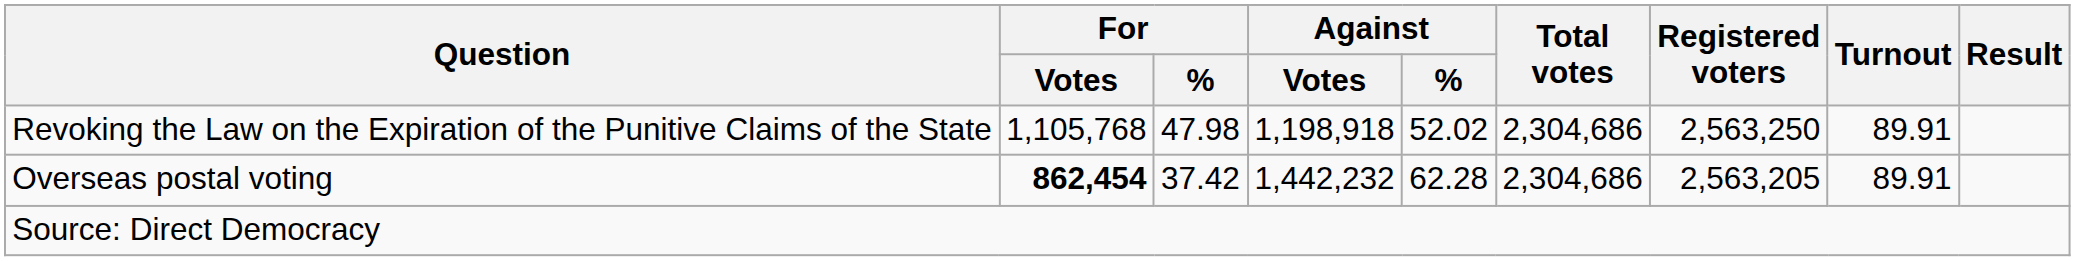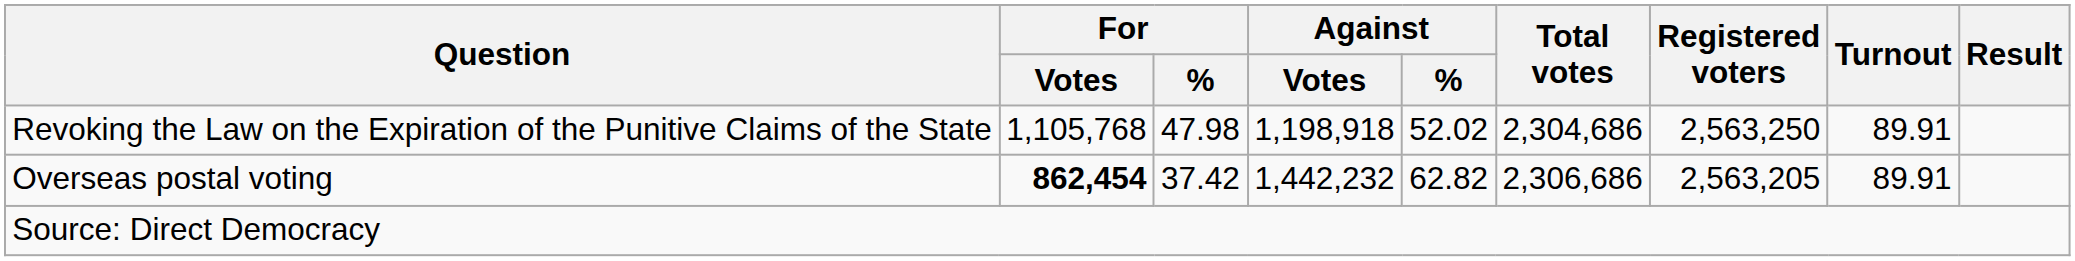(1449, 179) 62.28 -> (1449, 179) 62.82
(1573, 179) 2,304,686 -> (1573, 179) 2,306,686
